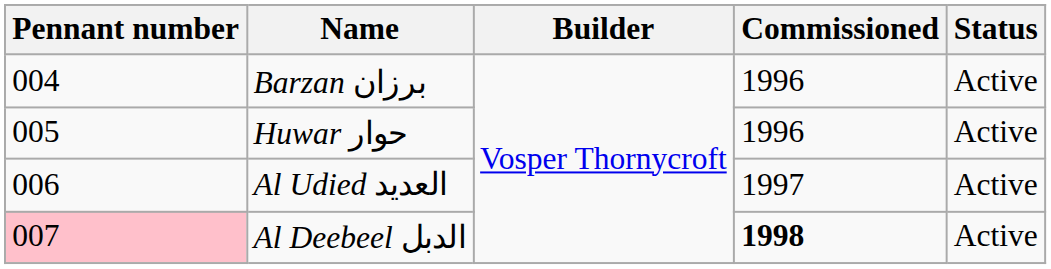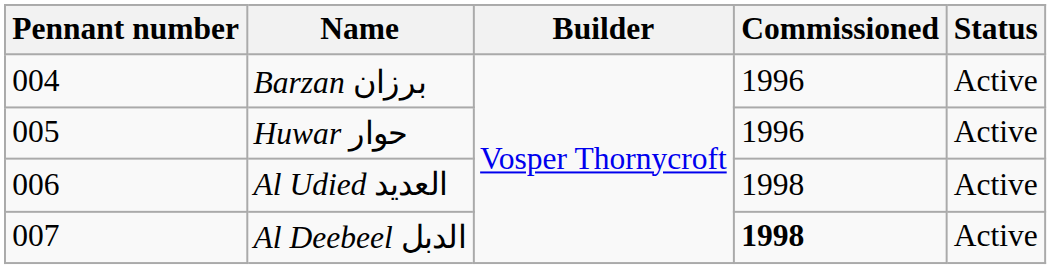(773, 184) 1997 -> (773, 184) 1998
(36, 236) pink background -> (36, 236) no background
